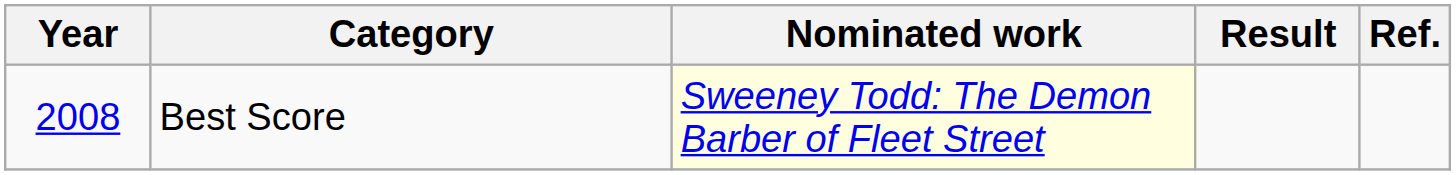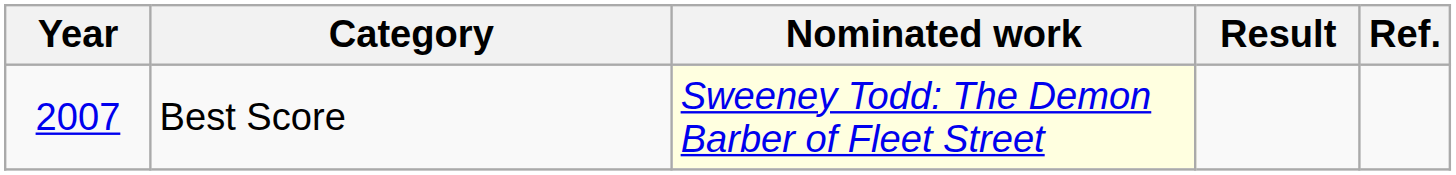(78, 116) 2008 -> (78, 116) 2007
